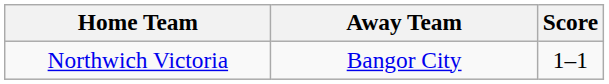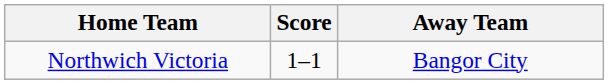columns swapped: (570, 23) <-> (404, 23)
